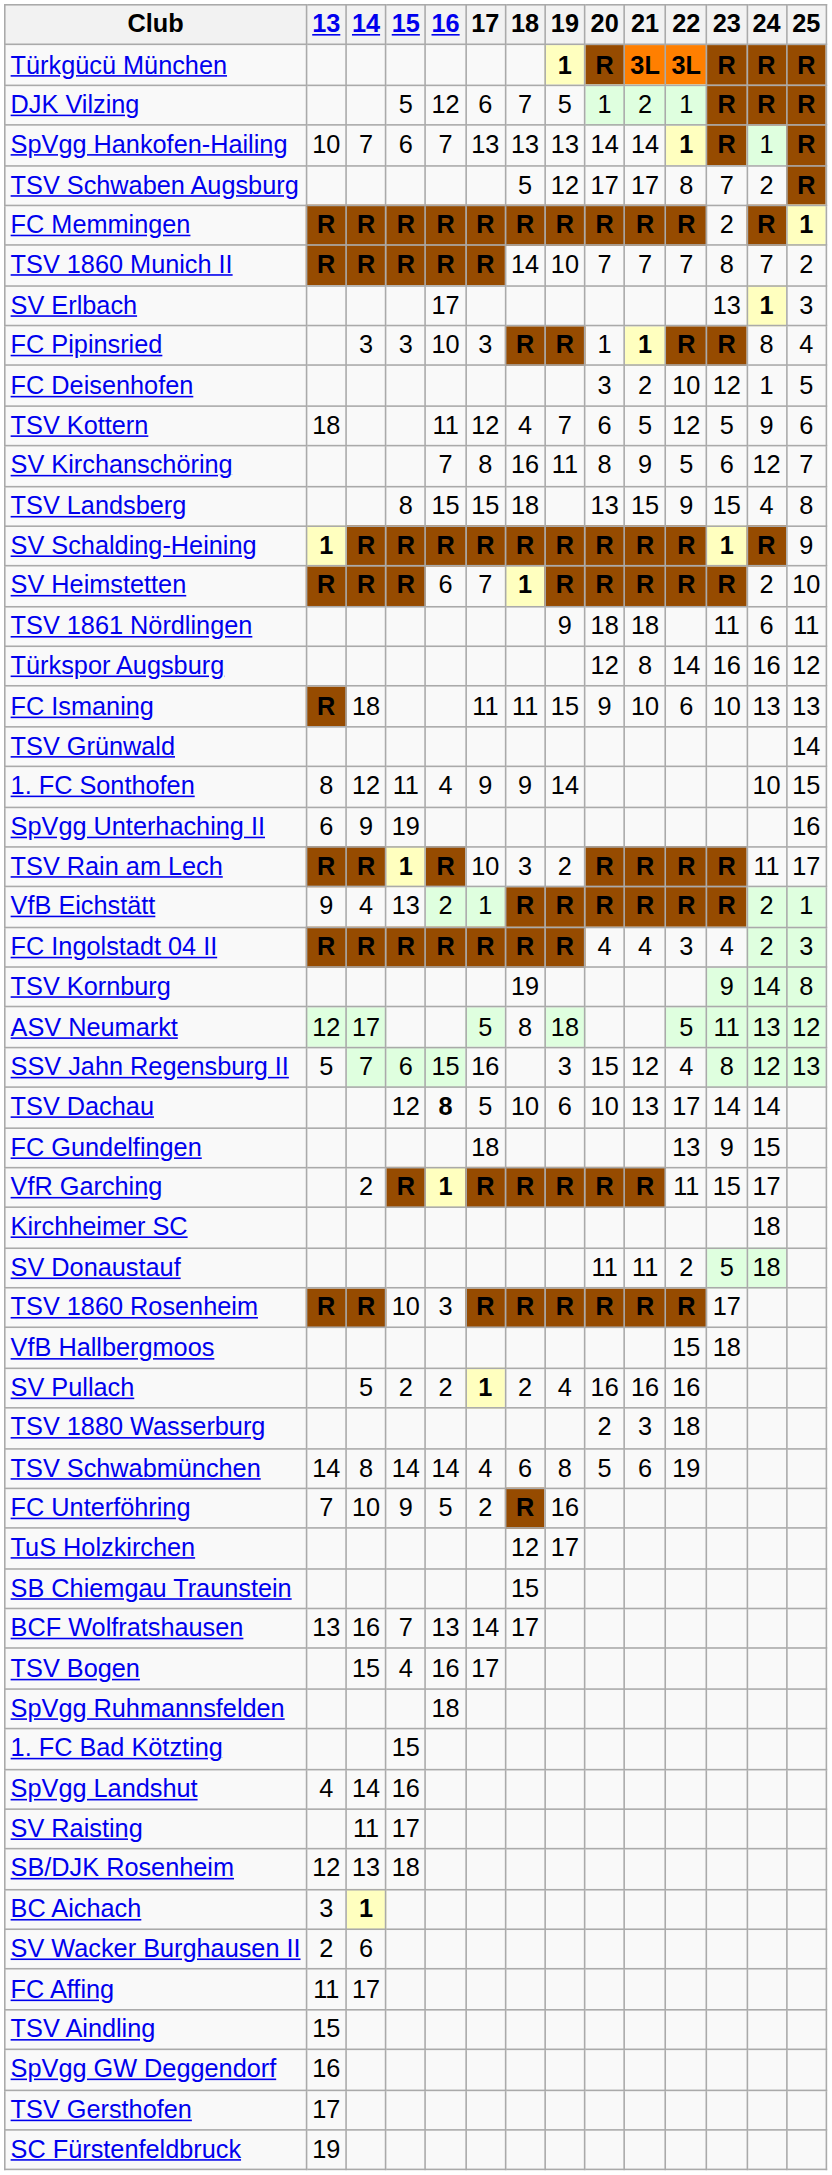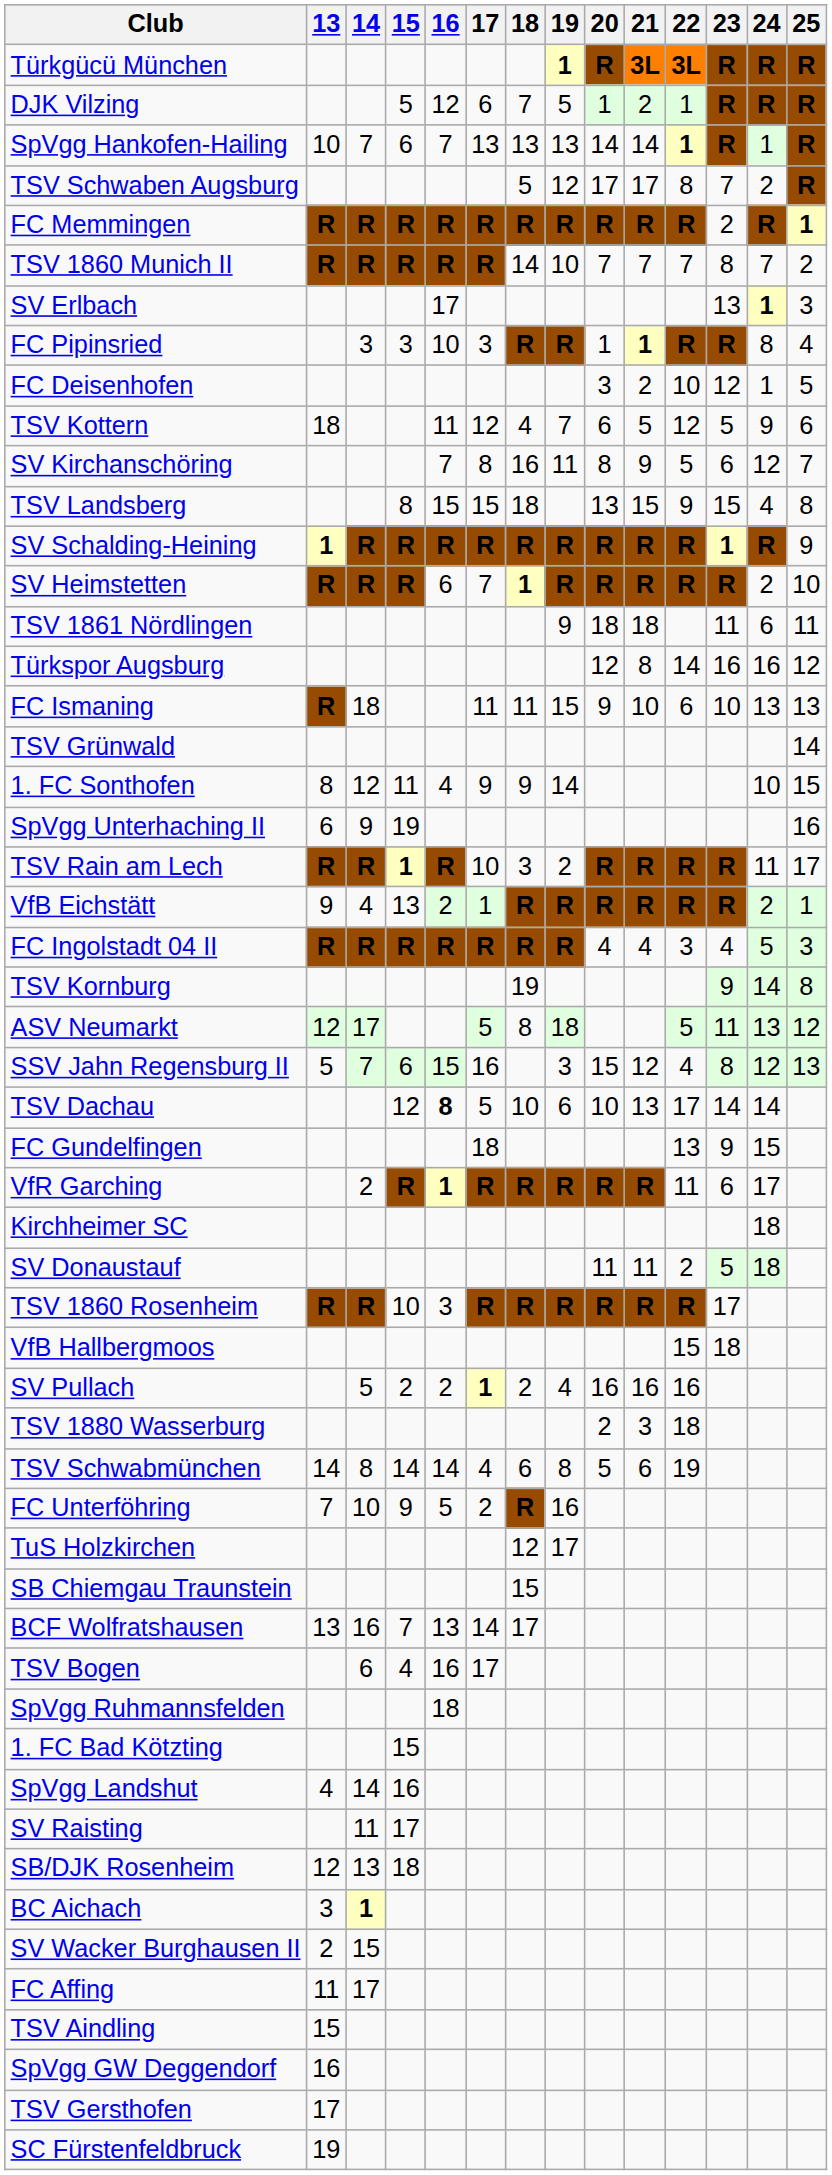(766, 946) 2 -> (766, 946) 5
(727, 1187) 15 -> (727, 1187) 6
(366, 1668) 15 -> (366, 1668) 6
(366, 1948) 6 -> (366, 1948) 15
